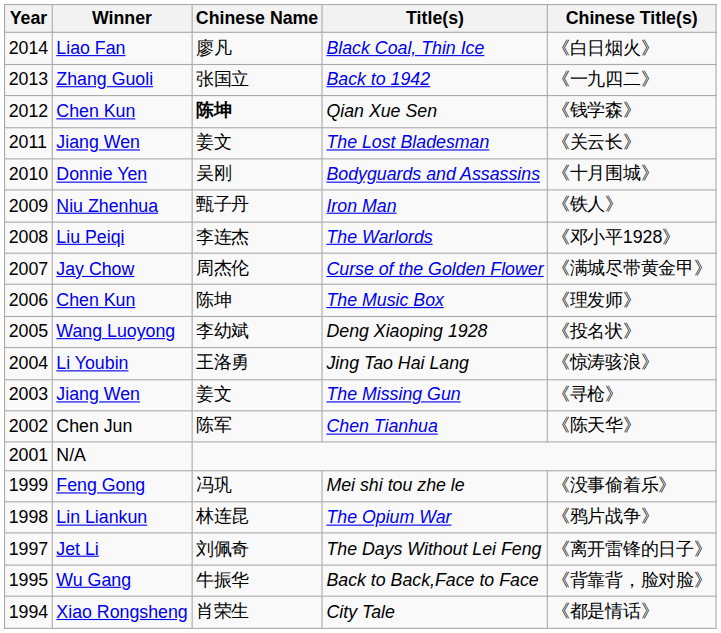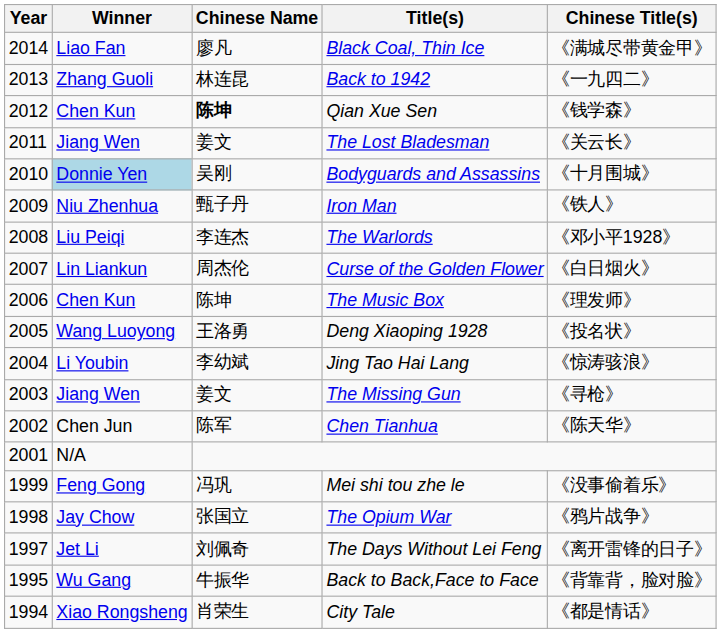(605, 47) 《白日烟火》 -> (632, 47) 《满城尽带黄金甲》
(222, 79) 张国立 -> (222, 79) 林连昆
(102, 174) no background -> (102, 174) lightblue background
(95, 268) Jay Chow -> (102, 268) Lin Liankun
(632, 268) 《满城尽带黄金甲》 -> (605, 268) 《白日烟火》
(222, 331) 李幼斌 -> (222, 331) 王洛勇
(222, 362) 王洛勇 -> (222, 362) 李幼斌
(102, 517) Lin Liankun -> (95, 517) Jay Chow
(222, 516) 林连昆 -> (222, 516) 张国立
